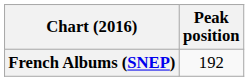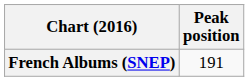(211, 62) 192 -> (211, 62) 191
